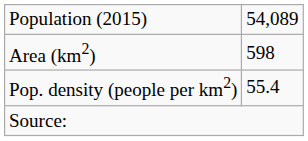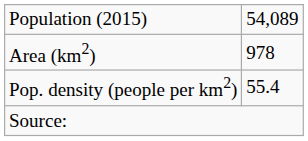(260, 52) 598 -> (260, 52) 978
